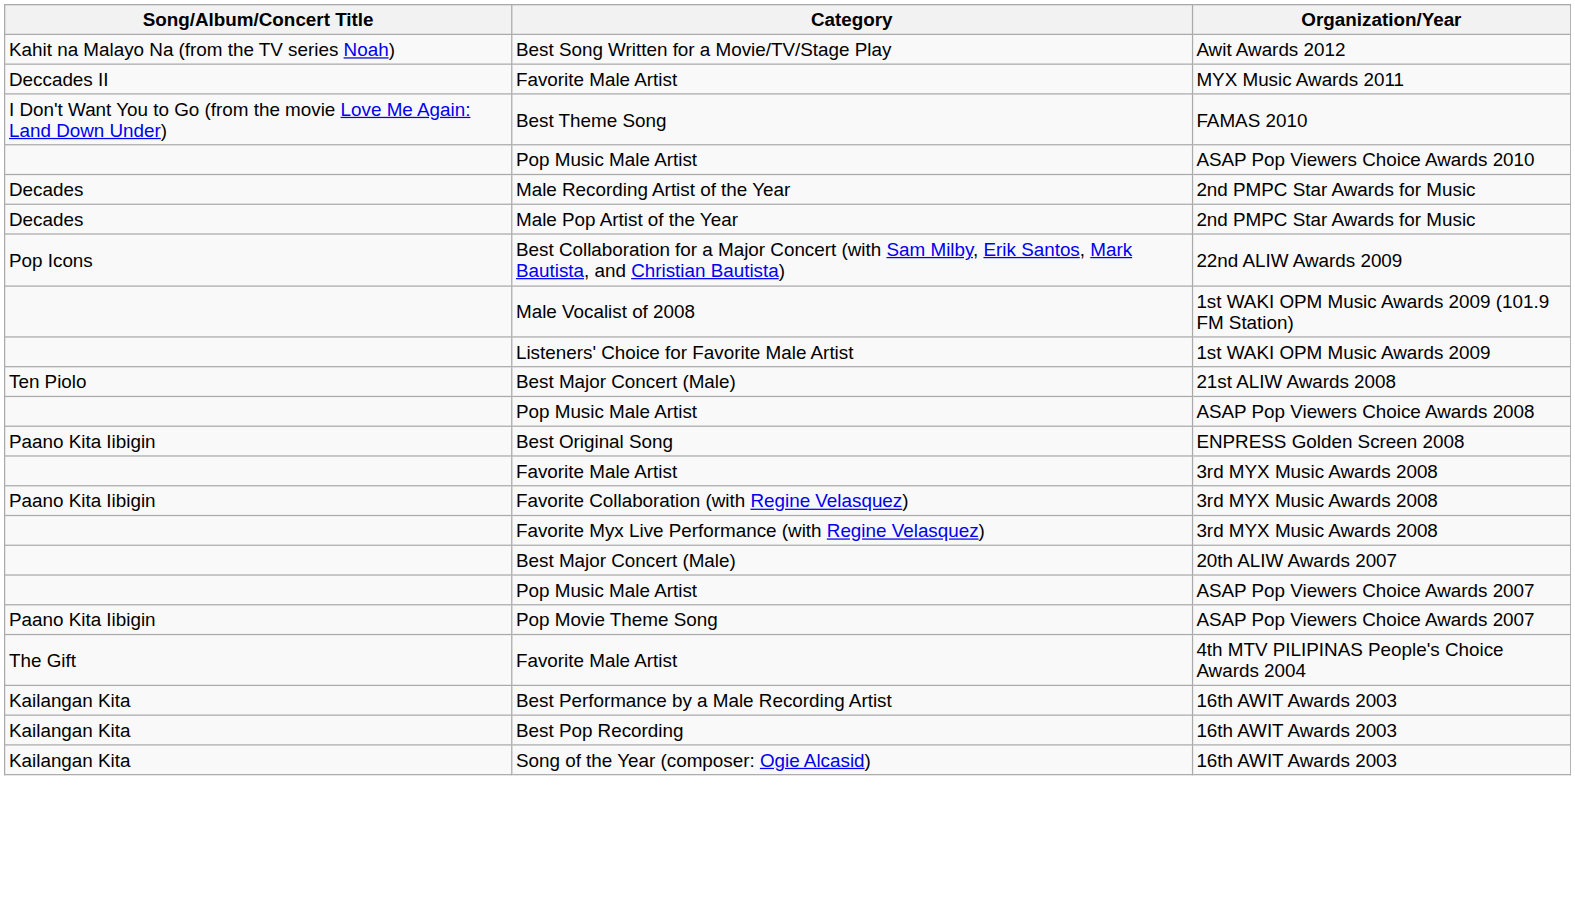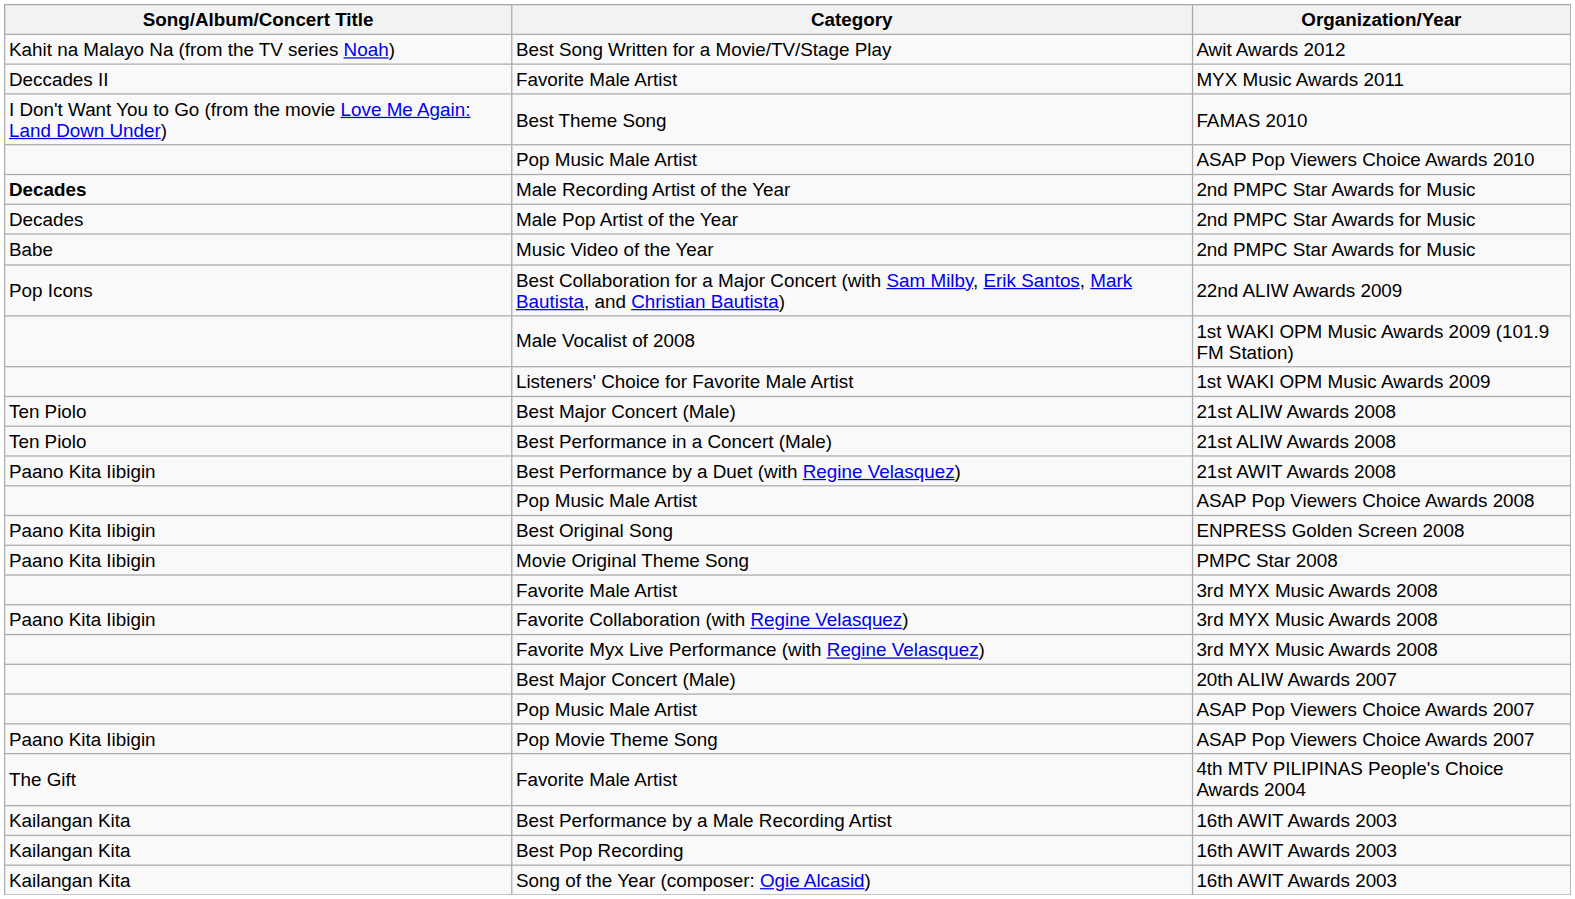(46, 190) normal -> (48, 190) bold
+ row: (615, 249)
+ row: (674, 441)
+ row: (738, 471)
+ row: (633, 560)
